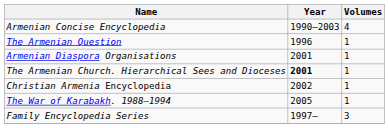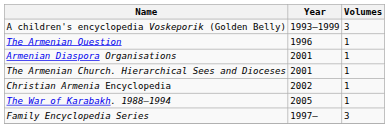- row: (86, 27)
+ row: (146, 27)
(301, 71) bold -> (301, 71) normal
